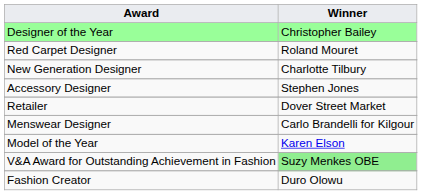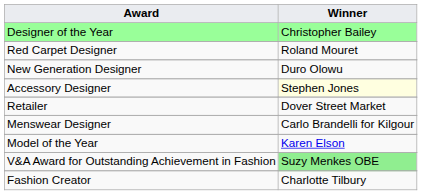(324, 69) Charlotte Tilbury -> (312, 69) Duro Olowu
(320, 87) no background -> (320, 87) lightyellow background
(312, 180) Duro Olowu -> (324, 180) Charlotte Tilbury
